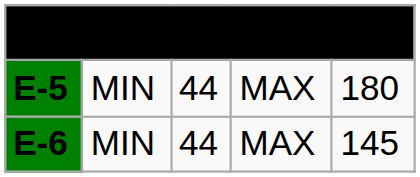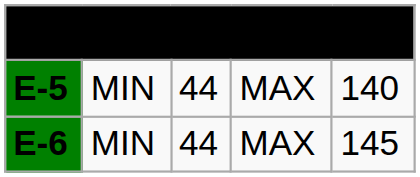(370, 87) 180 -> (370, 87) 140
